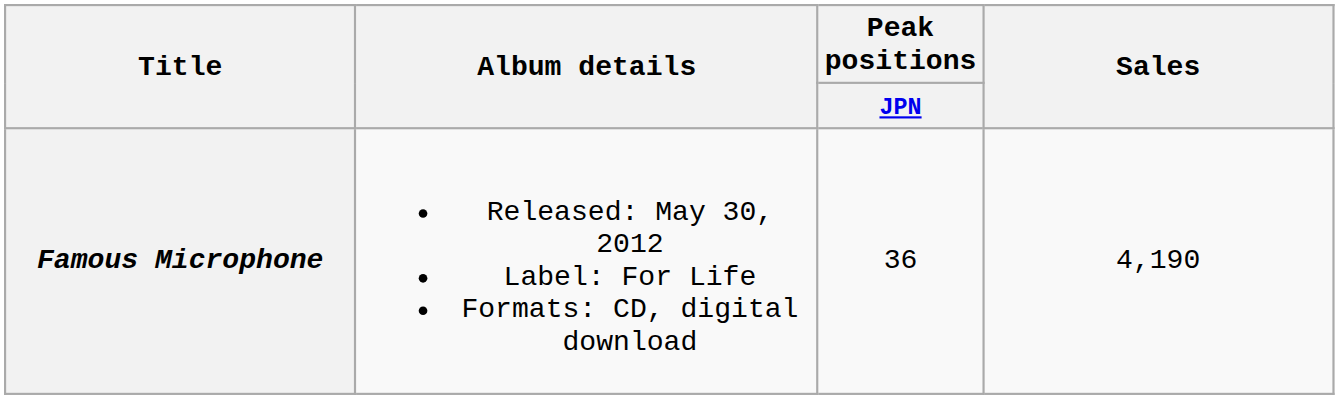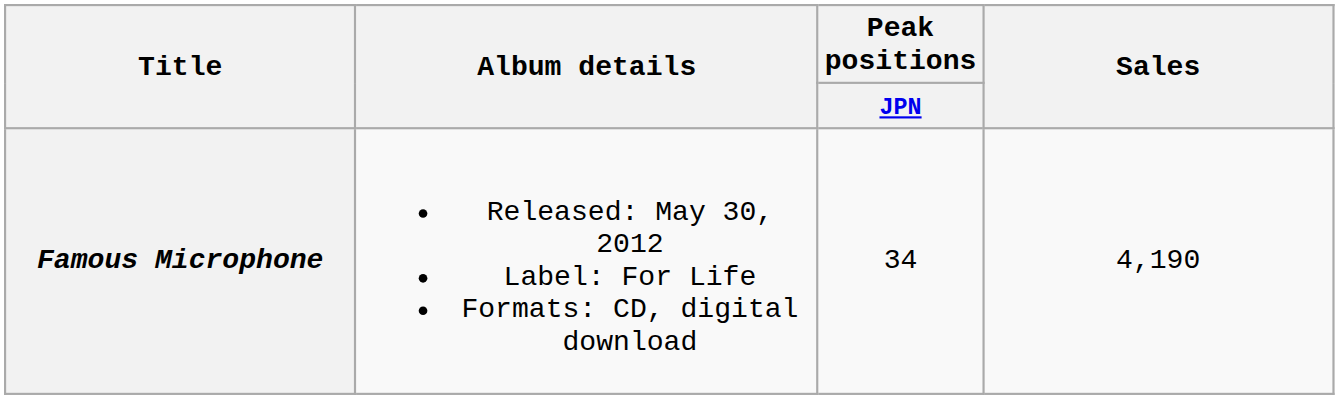(901, 261) 36 -> (901, 261) 34
